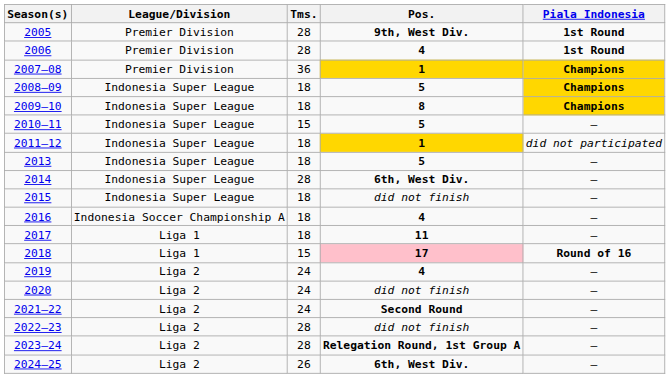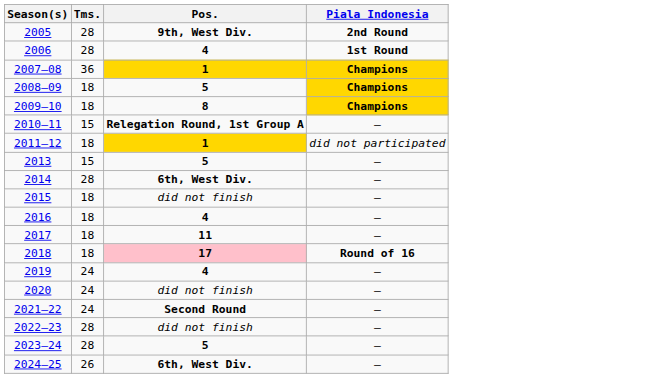- column: (179, 14)
(594, 32) 1st Round -> (377, 32) 2nd Round
(422, 124) 5 -> (205, 124) Relegation Round, 1st Group A
(304, 161) 18 -> (87, 161) 15
(304, 253) 15 -> (87, 253) 18
(422, 345) Relegation Round, 1st Group A -> (205, 345) 5
